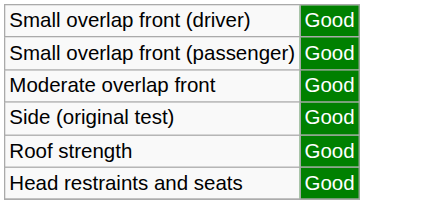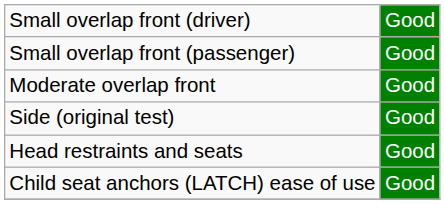- row: (71, 150)
+ row: (192, 183)
